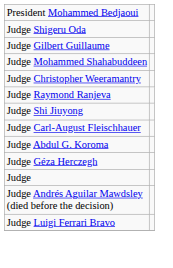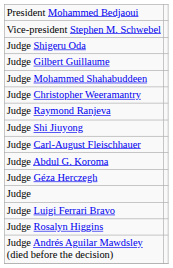+ row: (84, 29)
rows swapped: (61, 222) <-> (75, 200)
+ row: (55, 227)
